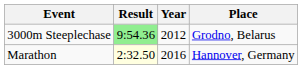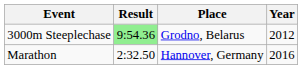columns swapped: (173, 14) <-> (243, 14)
(136, 54) lightyellow background -> (136, 54) no background
